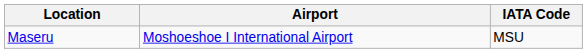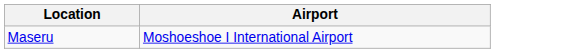- column: (536, 15)
